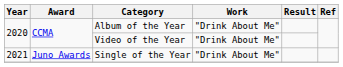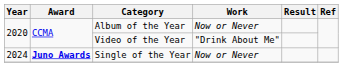(237, 26) "Drink About Me" -> (227, 26) Now or Never
(17, 55) 2021 -> (17, 55) 2024
(61, 55) normal -> (61, 55) bold
(237, 55) "Drink About Me" -> (227, 55) Now or Never
